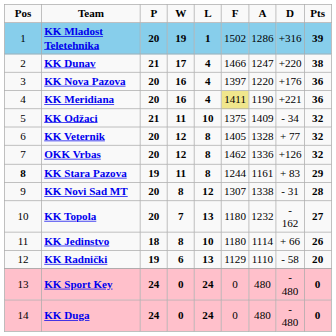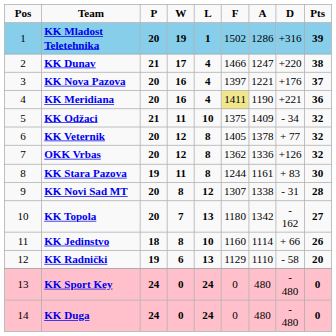(262, 81) 1220 -> (262, 81) 1221
(318, 81) 36 -> (318, 81) 37
(262, 136) 1328 -> (262, 136) 1378
(235, 155) 1462 -> (235, 155) 1362
(23, 173) bold -> (23, 173) normal
(318, 173) 29 -> (318, 173) 30
(262, 216) 1232 -> (262, 216) 1342
(235, 241) 1180 -> (235, 241) 1160
